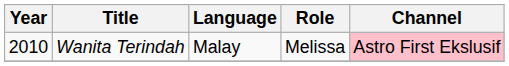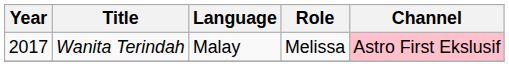(28, 46) 2010 -> (28, 46) 2017
